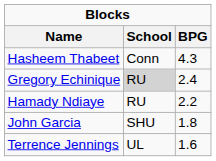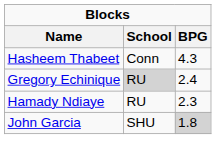(188, 101) 2.2 -> (188, 101) 2.3
(188, 123) no background -> (188, 123) lightgrey background
- row: (63, 144)
